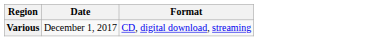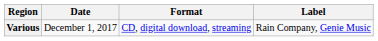+ column: (313, 12)
